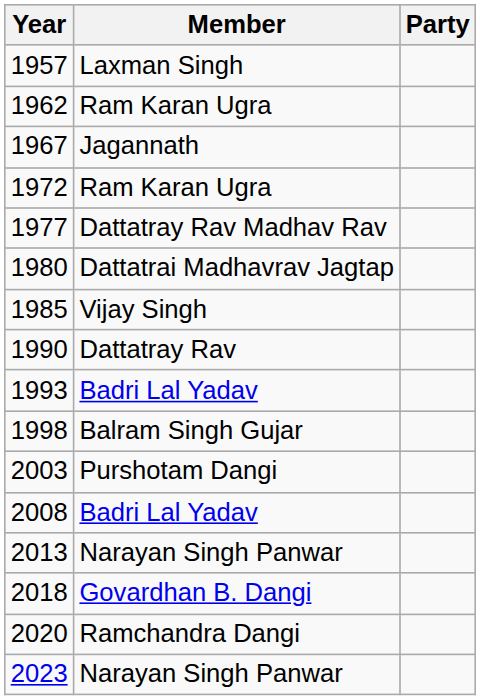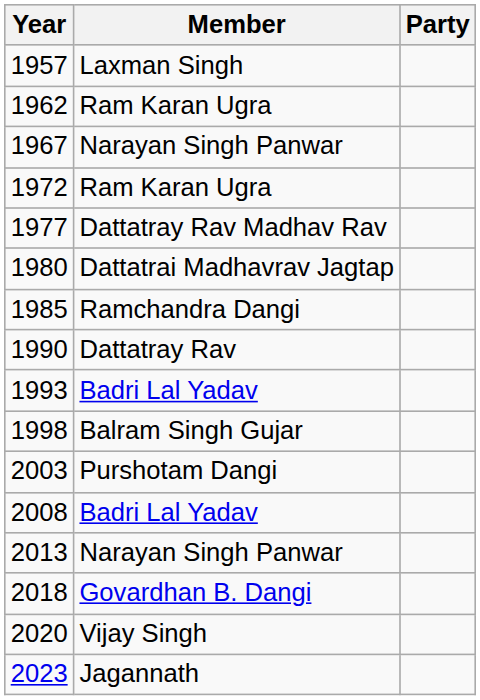(139, 146) Jagannath -> (211, 146) Narayan Singh Panwar
(143, 308) Vijay Singh -> (190, 308) Ramchandra Dangi
(190, 633) Ramchandra Dangi -> (143, 633) Vijay Singh
(211, 674) Narayan Singh Panwar -> (139, 674) Jagannath
